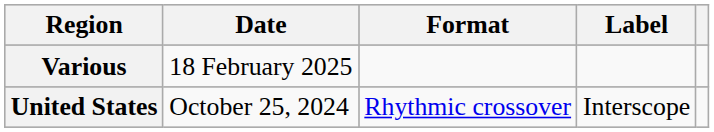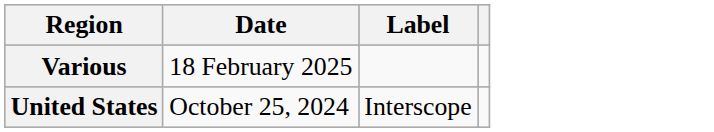- column: (468, 24)
